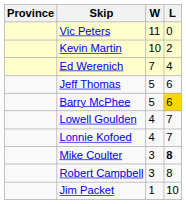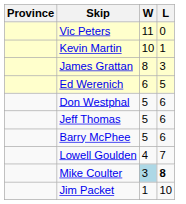(169, 48) 2 -> (163, 48) 1
+ row: (96, 66)
(152, 66) 7 -> (145, 84) 6
(169, 66) 4 -> (163, 84) 5
+ row: (94, 102)
(169, 102) gold background -> (163, 137) no background
- row: (96, 137)
(152, 155) no background -> (145, 173) lightblue background
- row: (101, 173)
